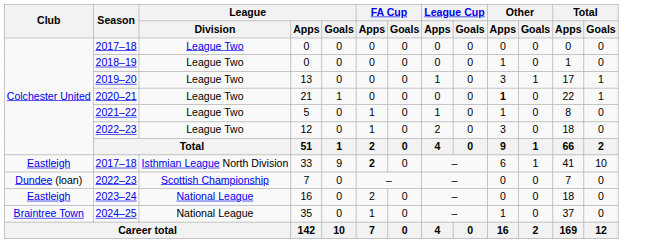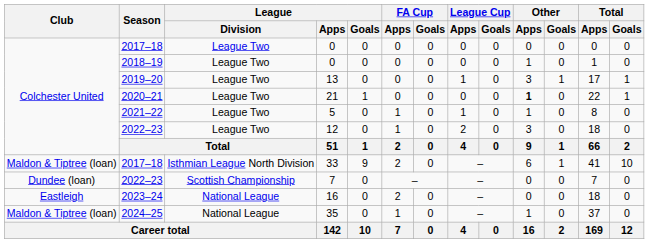(49, 163) Eastleigh -> (62, 163) Maldon & Tiptree (loan)
(372, 163) bold -> (398, 163) normal
(49, 213) Braintree Town -> (62, 213) Maldon & Tiptree (loan)
